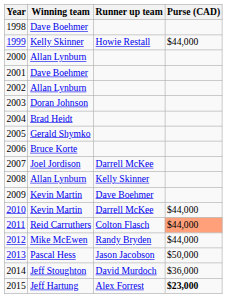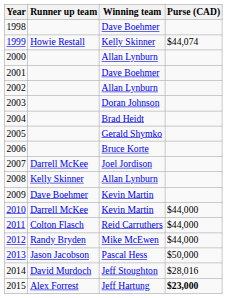columns swapped: (61, 12) <-> (129, 12)
(183, 42) $44,000 -> (183, 42) $44,074
(183, 225) lightsalmon background -> (183, 225) no background
(183, 270) $36,000 -> (183, 270) $28,016
